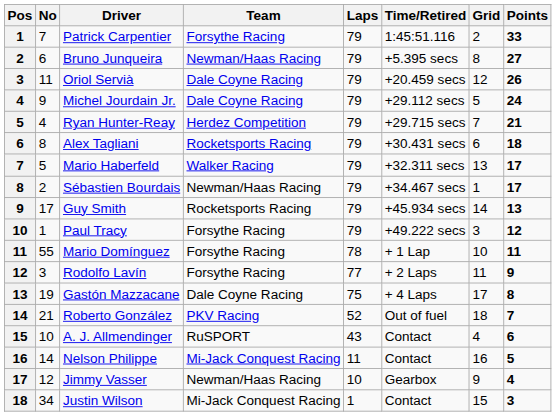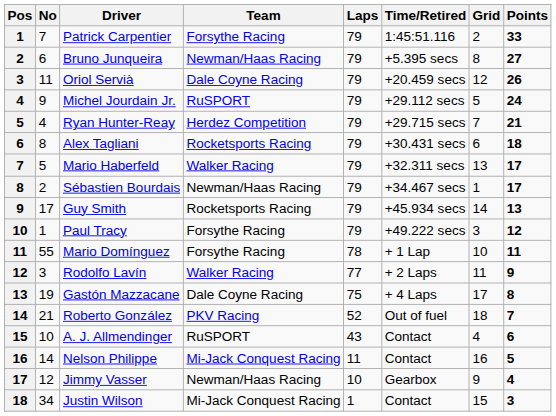(245, 101) Dale Coyne Racing -> (218, 101) RuSPORT
(236, 272) Forsythe Racing -> (230, 272) Walker Racing
